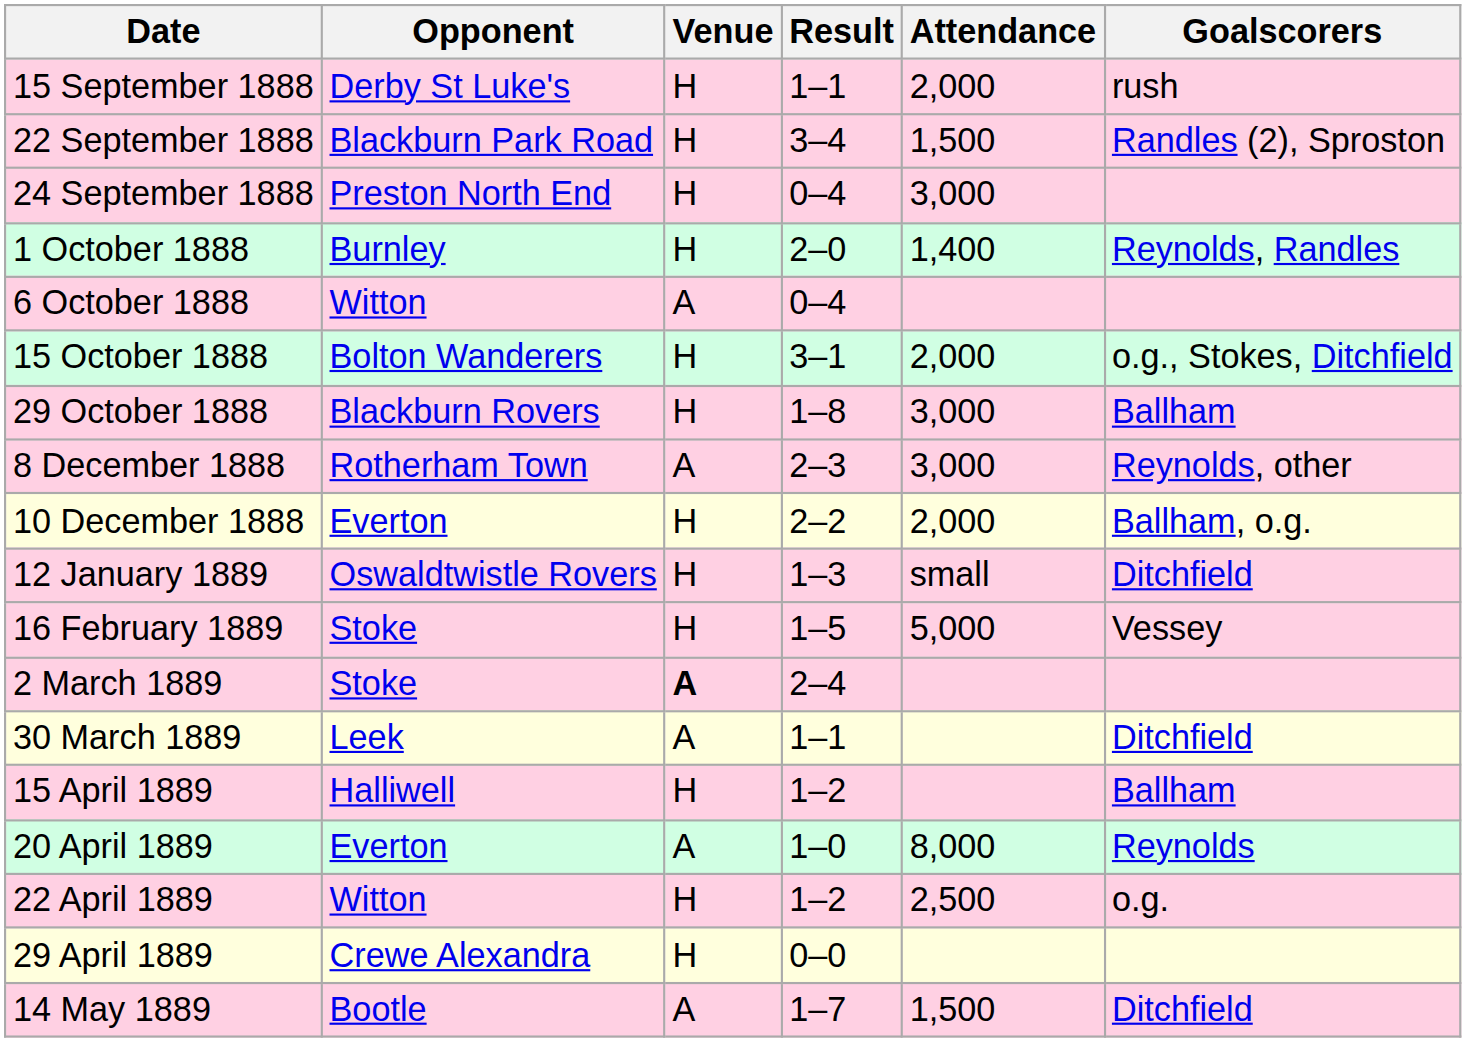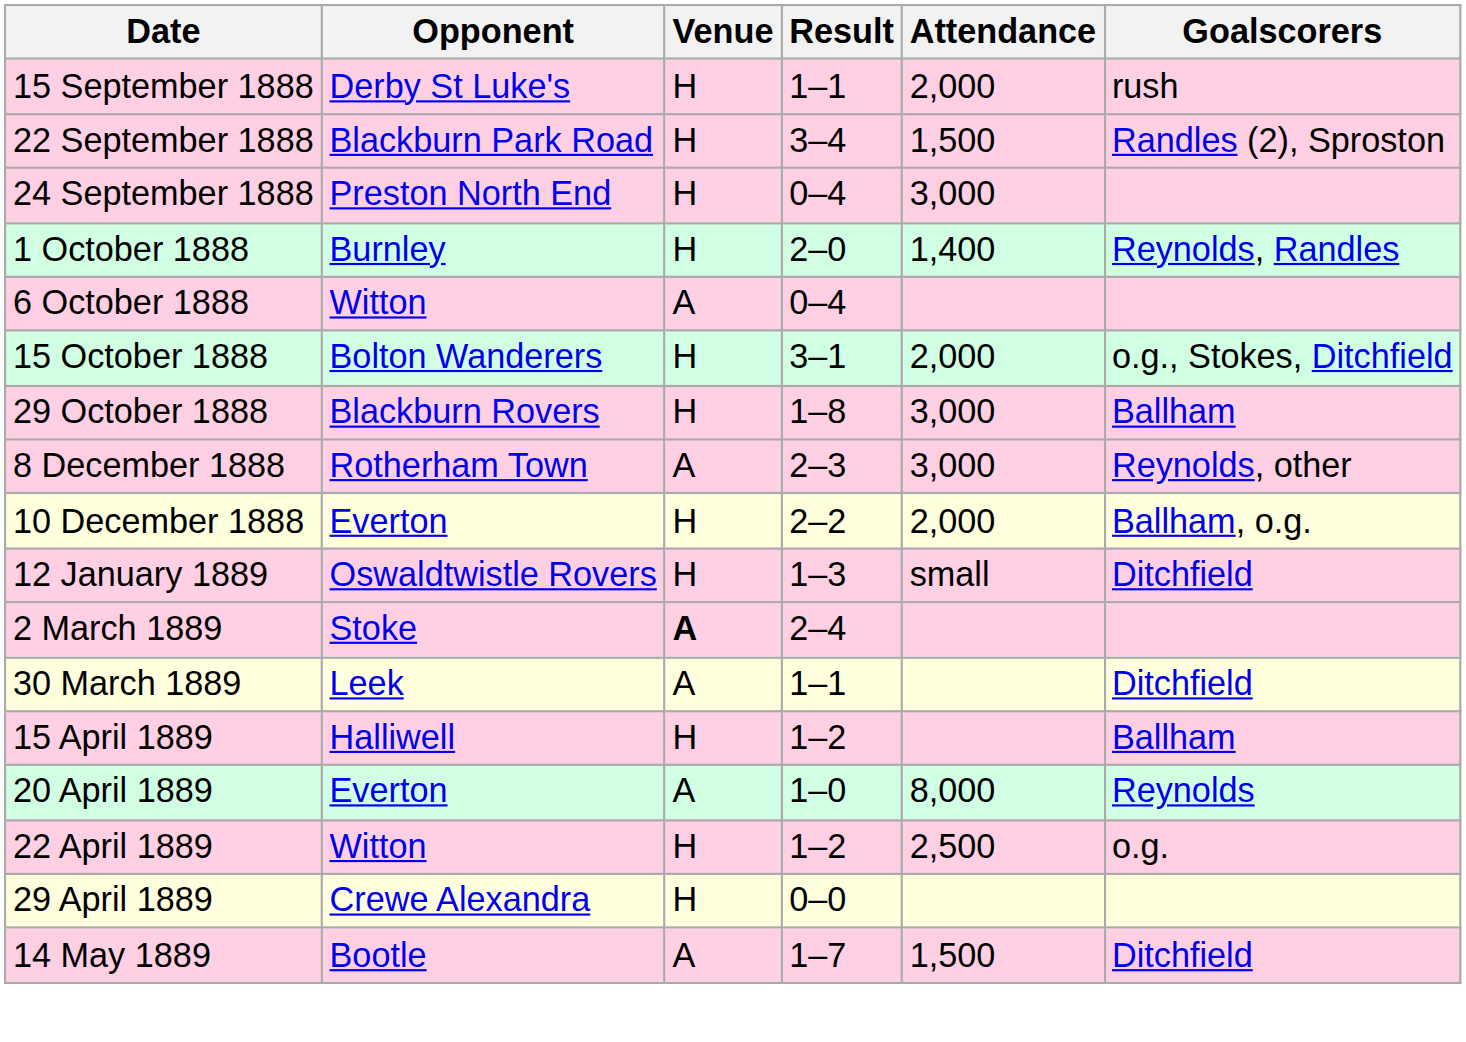- row: (148, 628)
